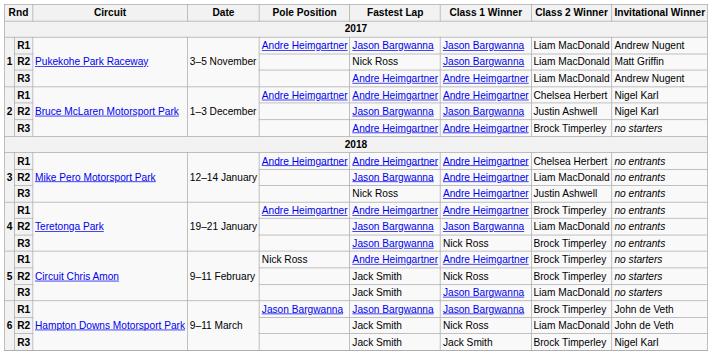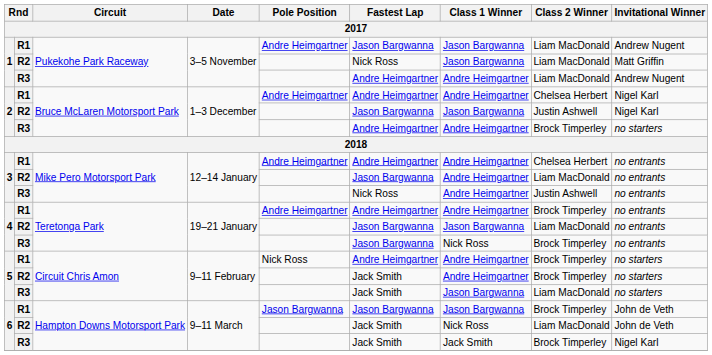(466, 276) Nick Ross -> (486, 276) Andre Heimgartner
